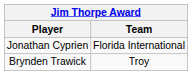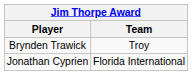rows swapped: (47, 62) <-> (47, 45)
